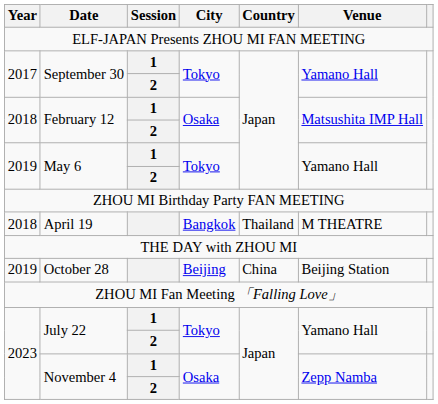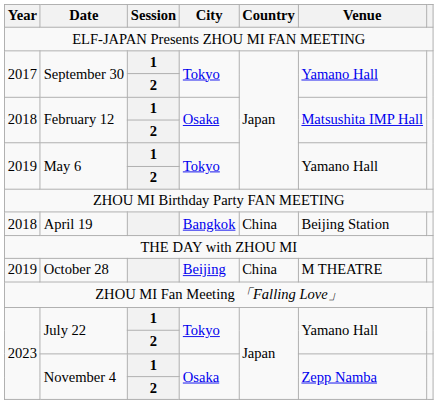(268, 223) Thailand -> (260, 223) China
(342, 223) M THEATRE -> (345, 223) Beijing Station
(345, 270) Beijing Station -> (342, 270) M THEATRE
